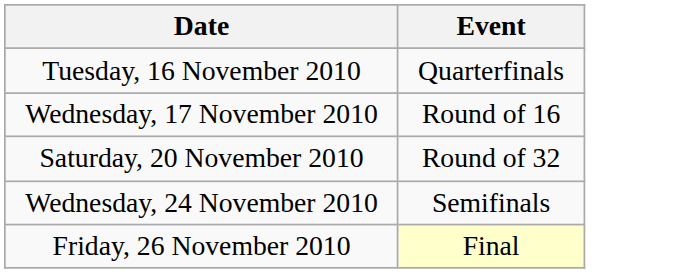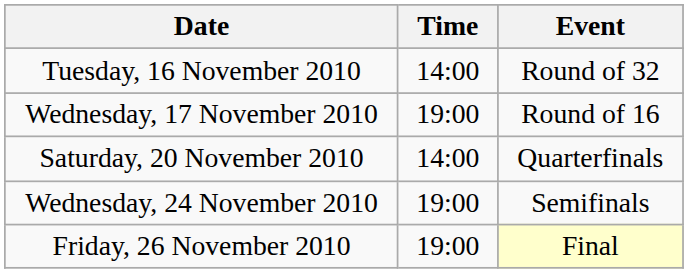+ column: (448, 26)
(491, 70) Quarterfinals -> (590, 70) Round of 32
(491, 158) Round of 32 -> (590, 158) Quarterfinals
